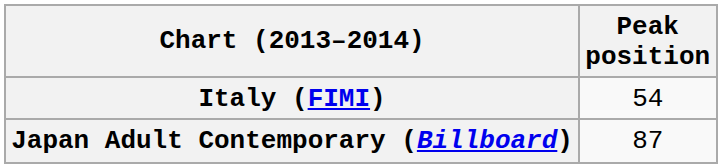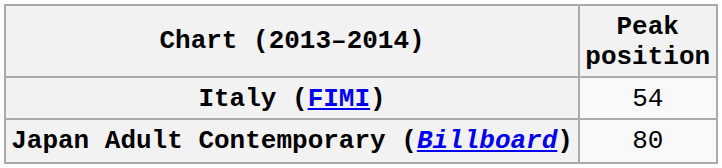(648, 141) 87 -> (648, 141) 80
